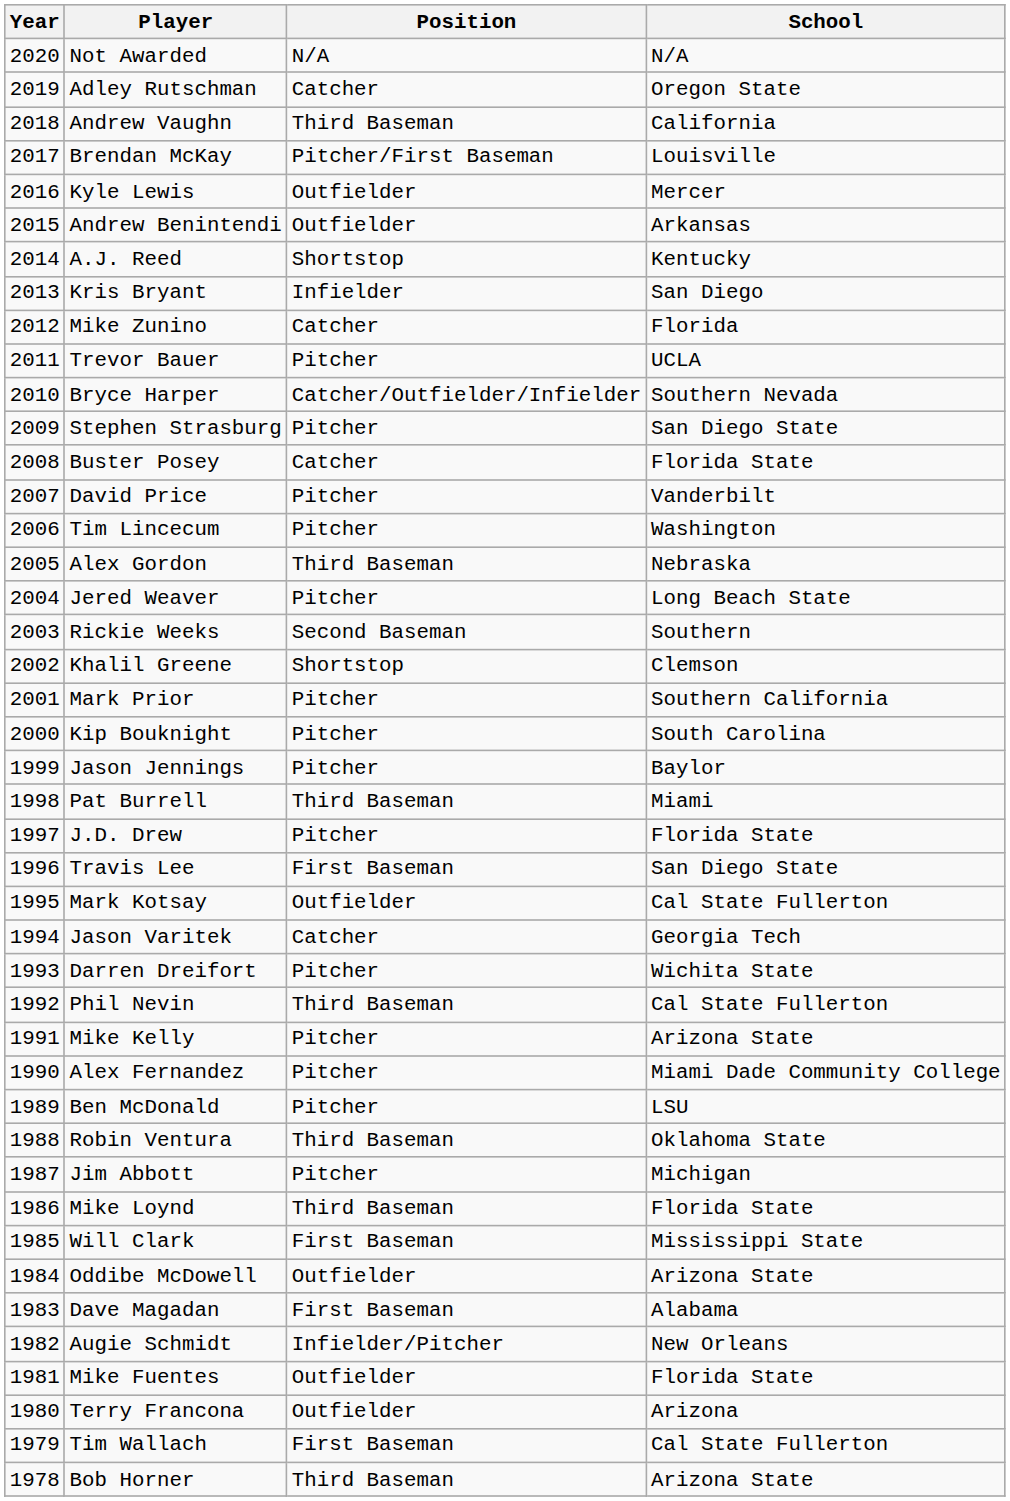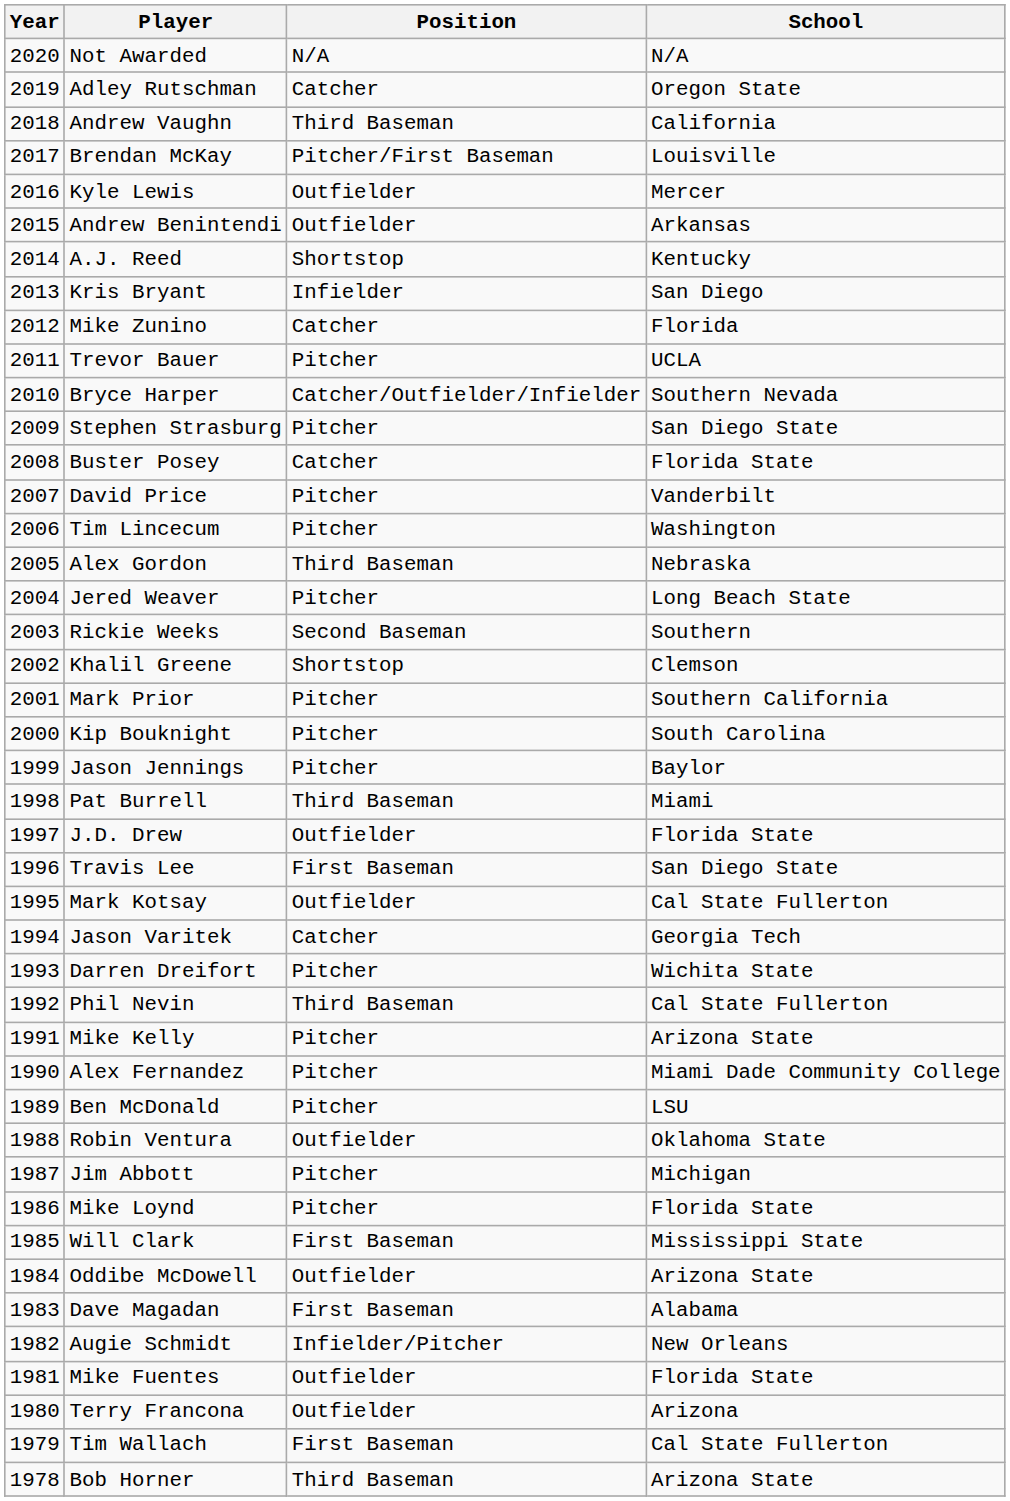(335, 835) Pitcher -> (354, 835) Outfielder
(373, 1140) Third Baseman -> (354, 1140) Outfielder
(373, 1208) Third Baseman -> (335, 1208) Pitcher
